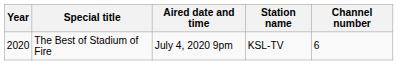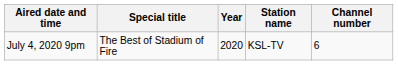columns swapped: (18, 18) <-> (199, 18)
